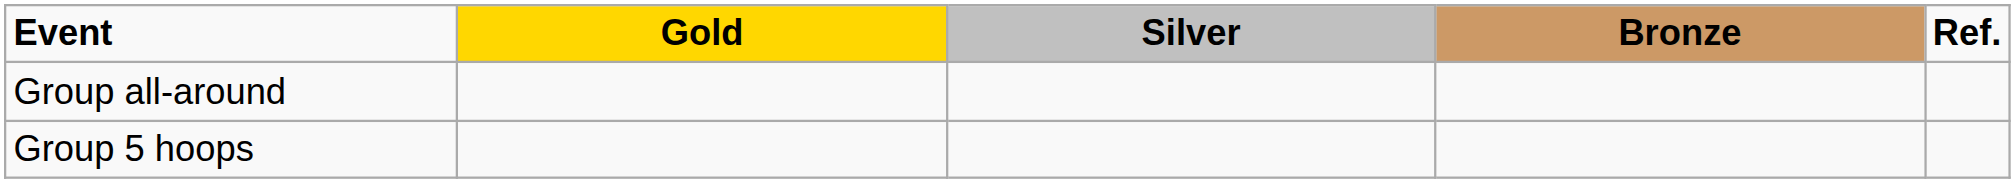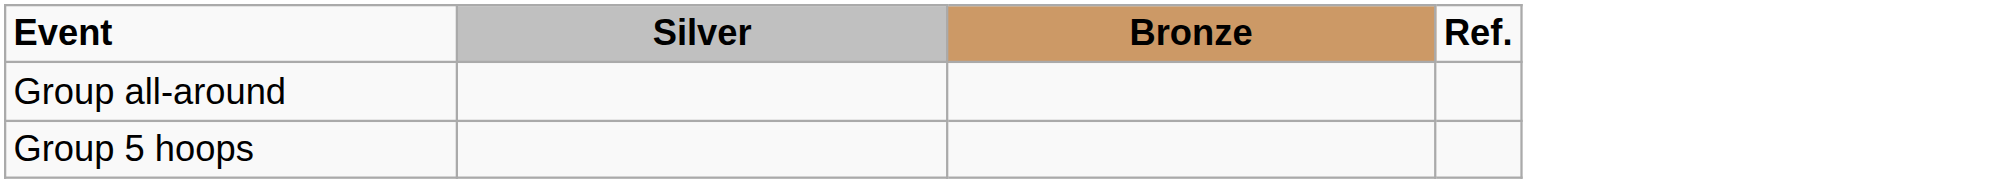- column: (702, 33)
